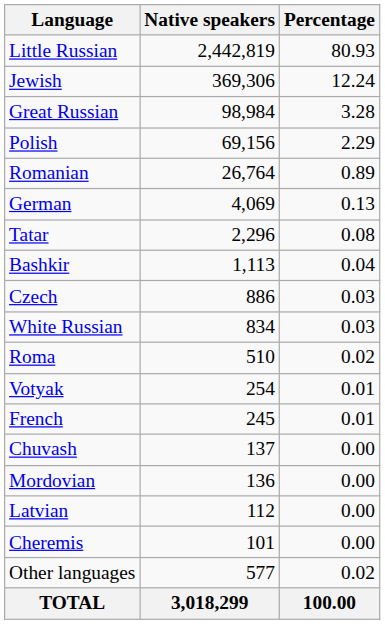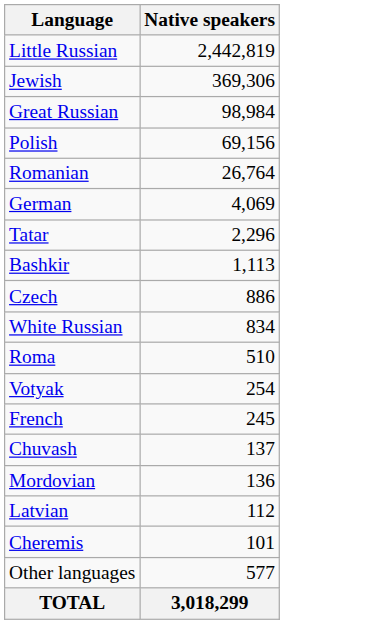- column: (329, 19)
